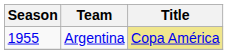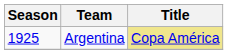(23, 37) 1955 -> (23, 37) 1925
